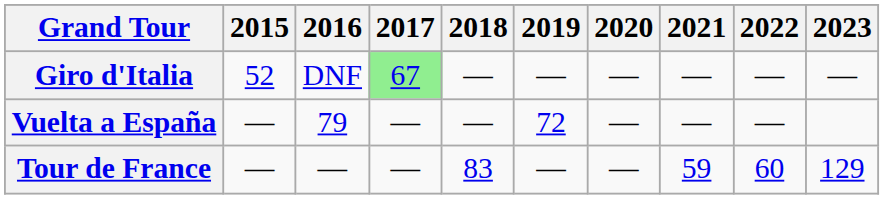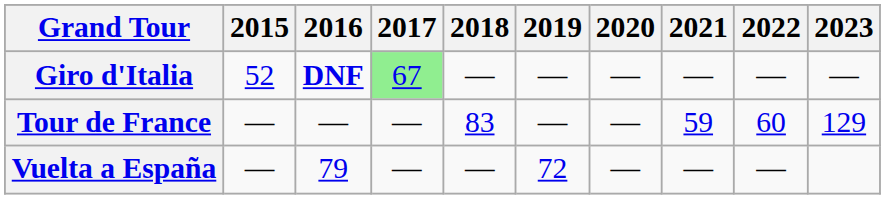(332, 74) normal -> (333, 74) bold
rows swapped: (114, 168) <-> (114, 121)
